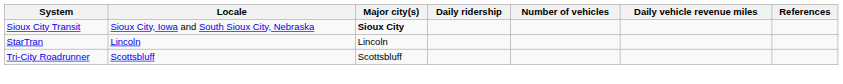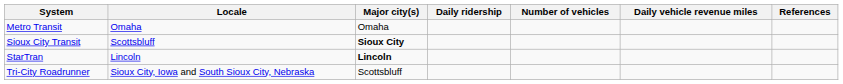+ row: (34, 27)
(212, 27) Sioux City, Iowa and South Sioux City, Nebraska -> (132, 42) Scottsbluff
(373, 42) normal -> (375, 57) bold
(132, 57) Scottsbluff -> (212, 72) Sioux City, Iowa and South Sioux City, Nebraska
